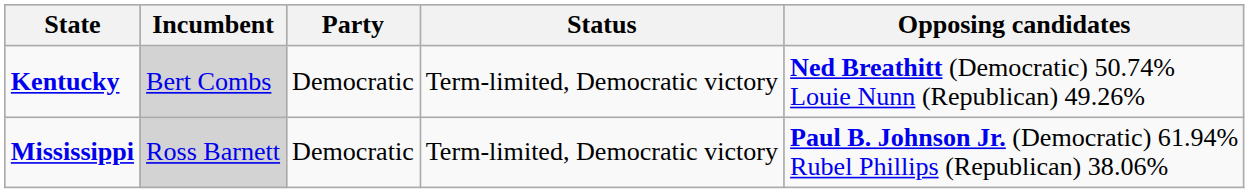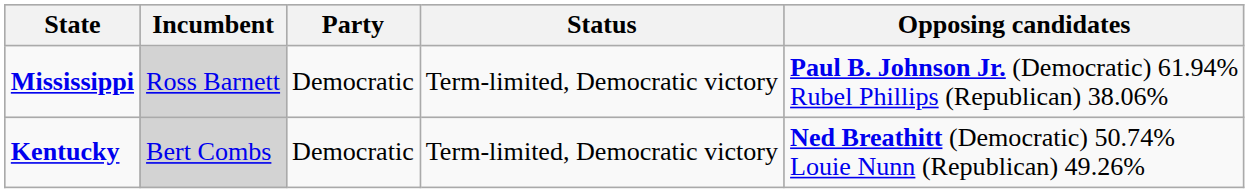rows swapped: (65, 81) <-> (72, 151)
